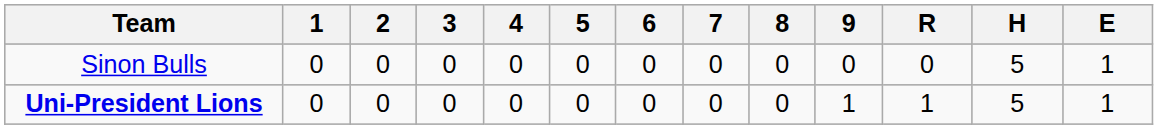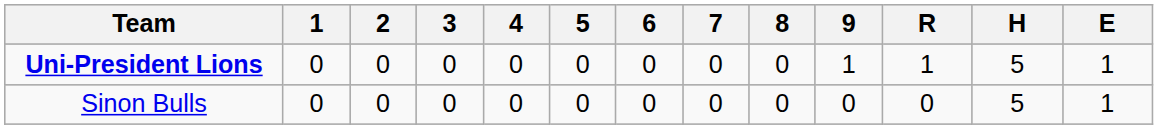rows swapped: (144, 64) <-> (144, 104)
